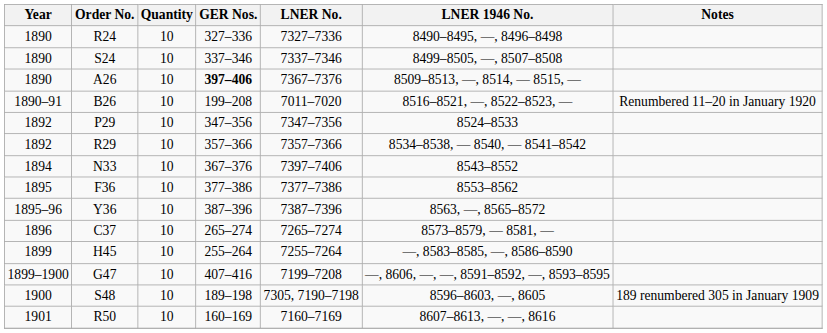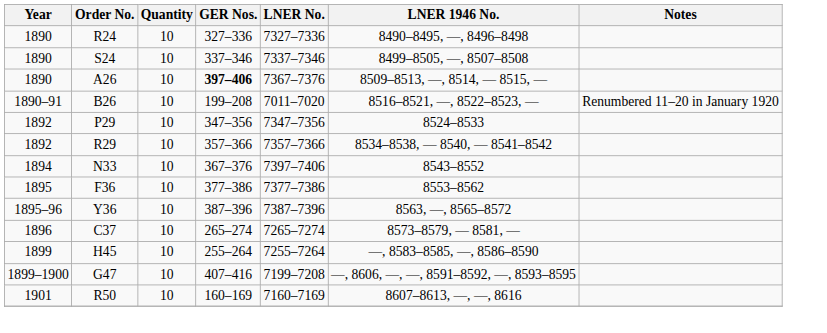- row: (105, 295)
